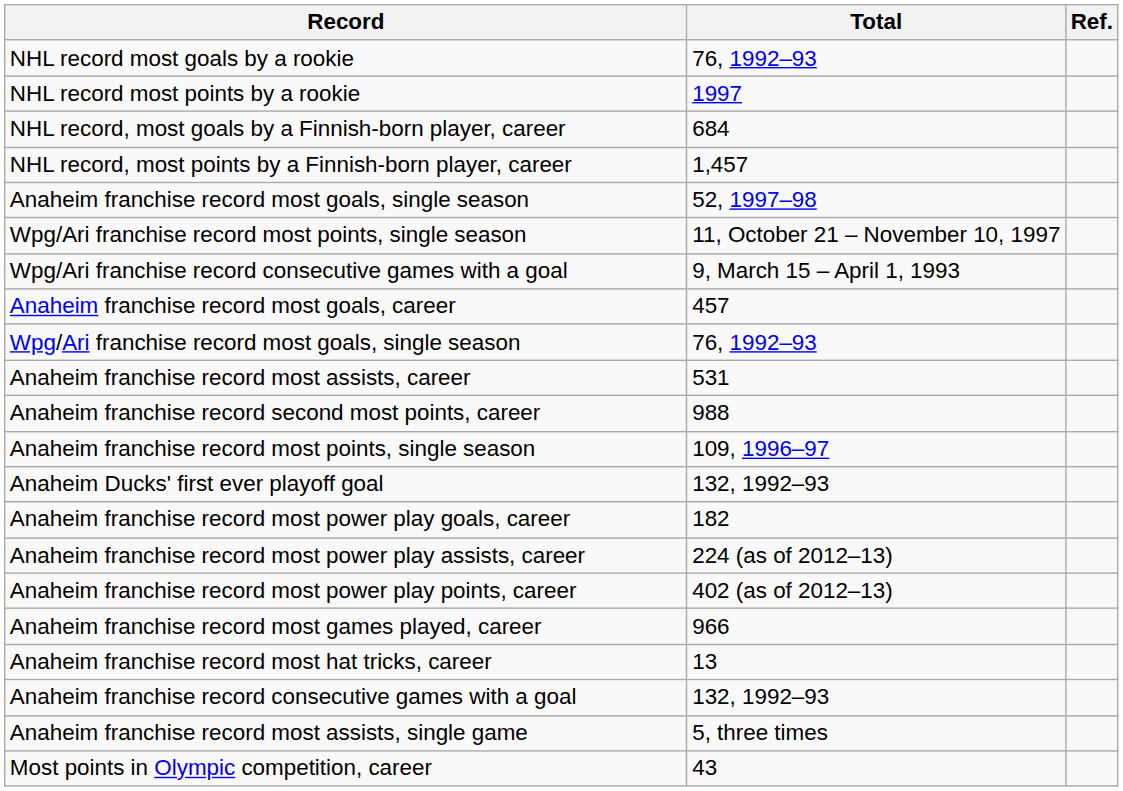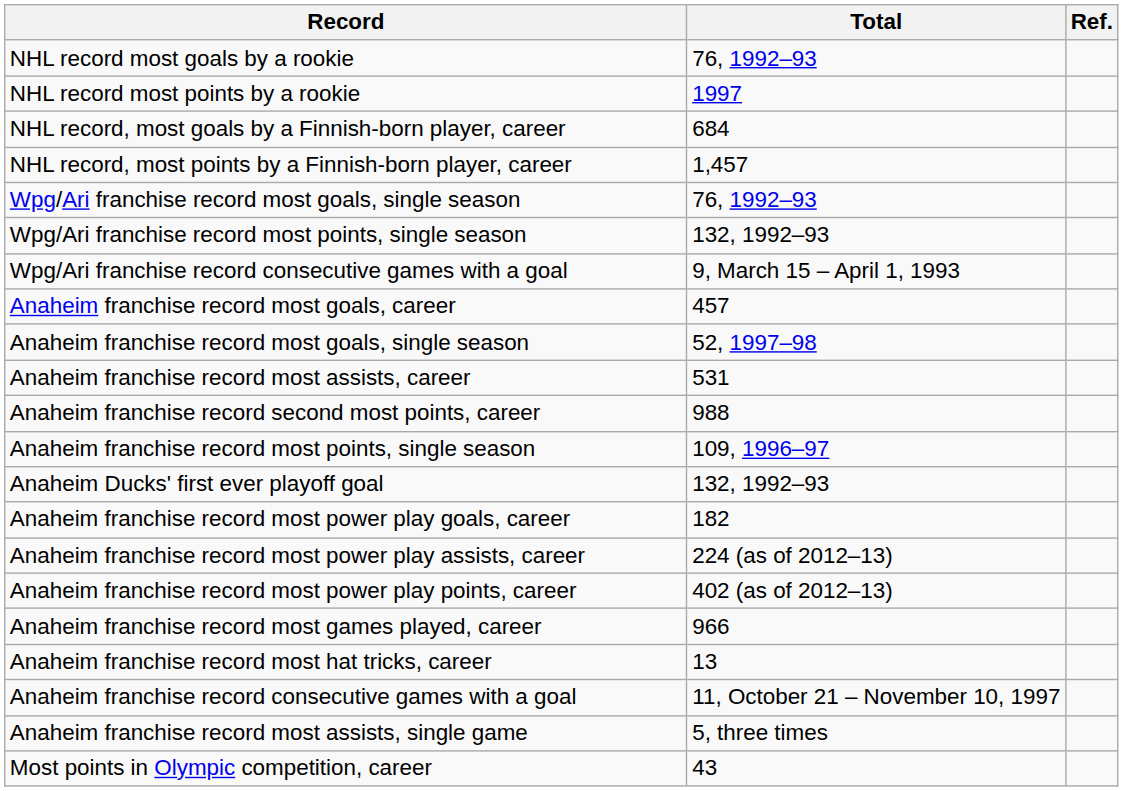rows swapped: (265, 341) <-> (269, 199)
(876, 235) 11, October 21 – November 10, 1997 -> (761, 235) 132, 1992–93
(761, 697) 132, 1992–93 -> (876, 697) 11, October 21 – November 10, 1997
